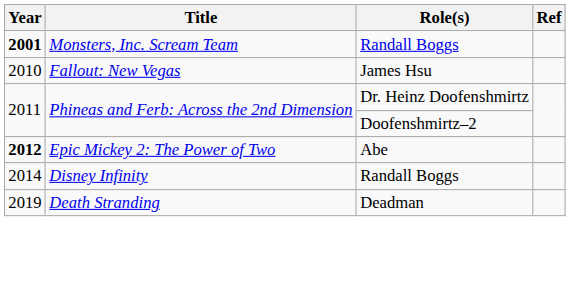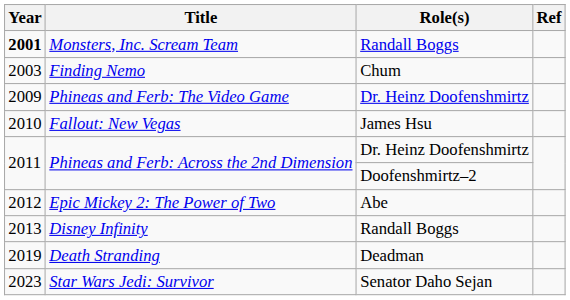+ row: (97, 70)
+ row: (169, 96)
(25, 149) bold -> (25, 202) normal
(25, 176) 2014 -> (25, 228) 2013
+ row: (131, 281)
